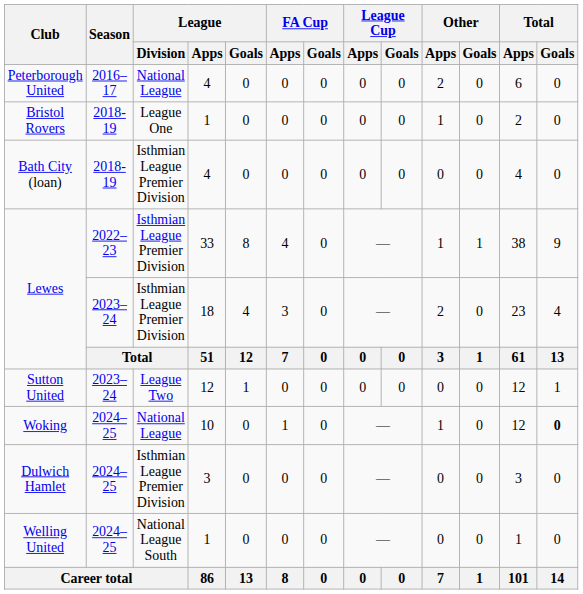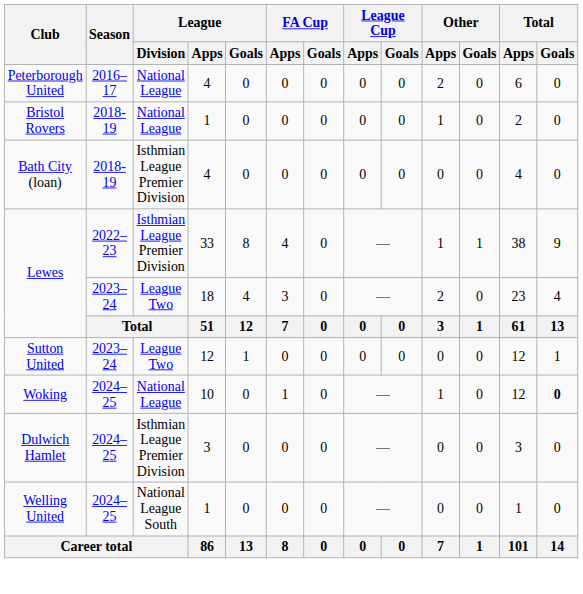(161, 120) League One -> (161, 120) National League
(161, 312) Isthmian League Premier Division -> (161, 296) League Two
